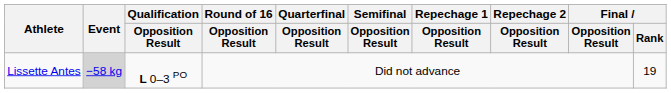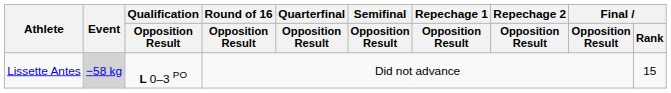(650, 71) 19 -> (650, 71) 15
